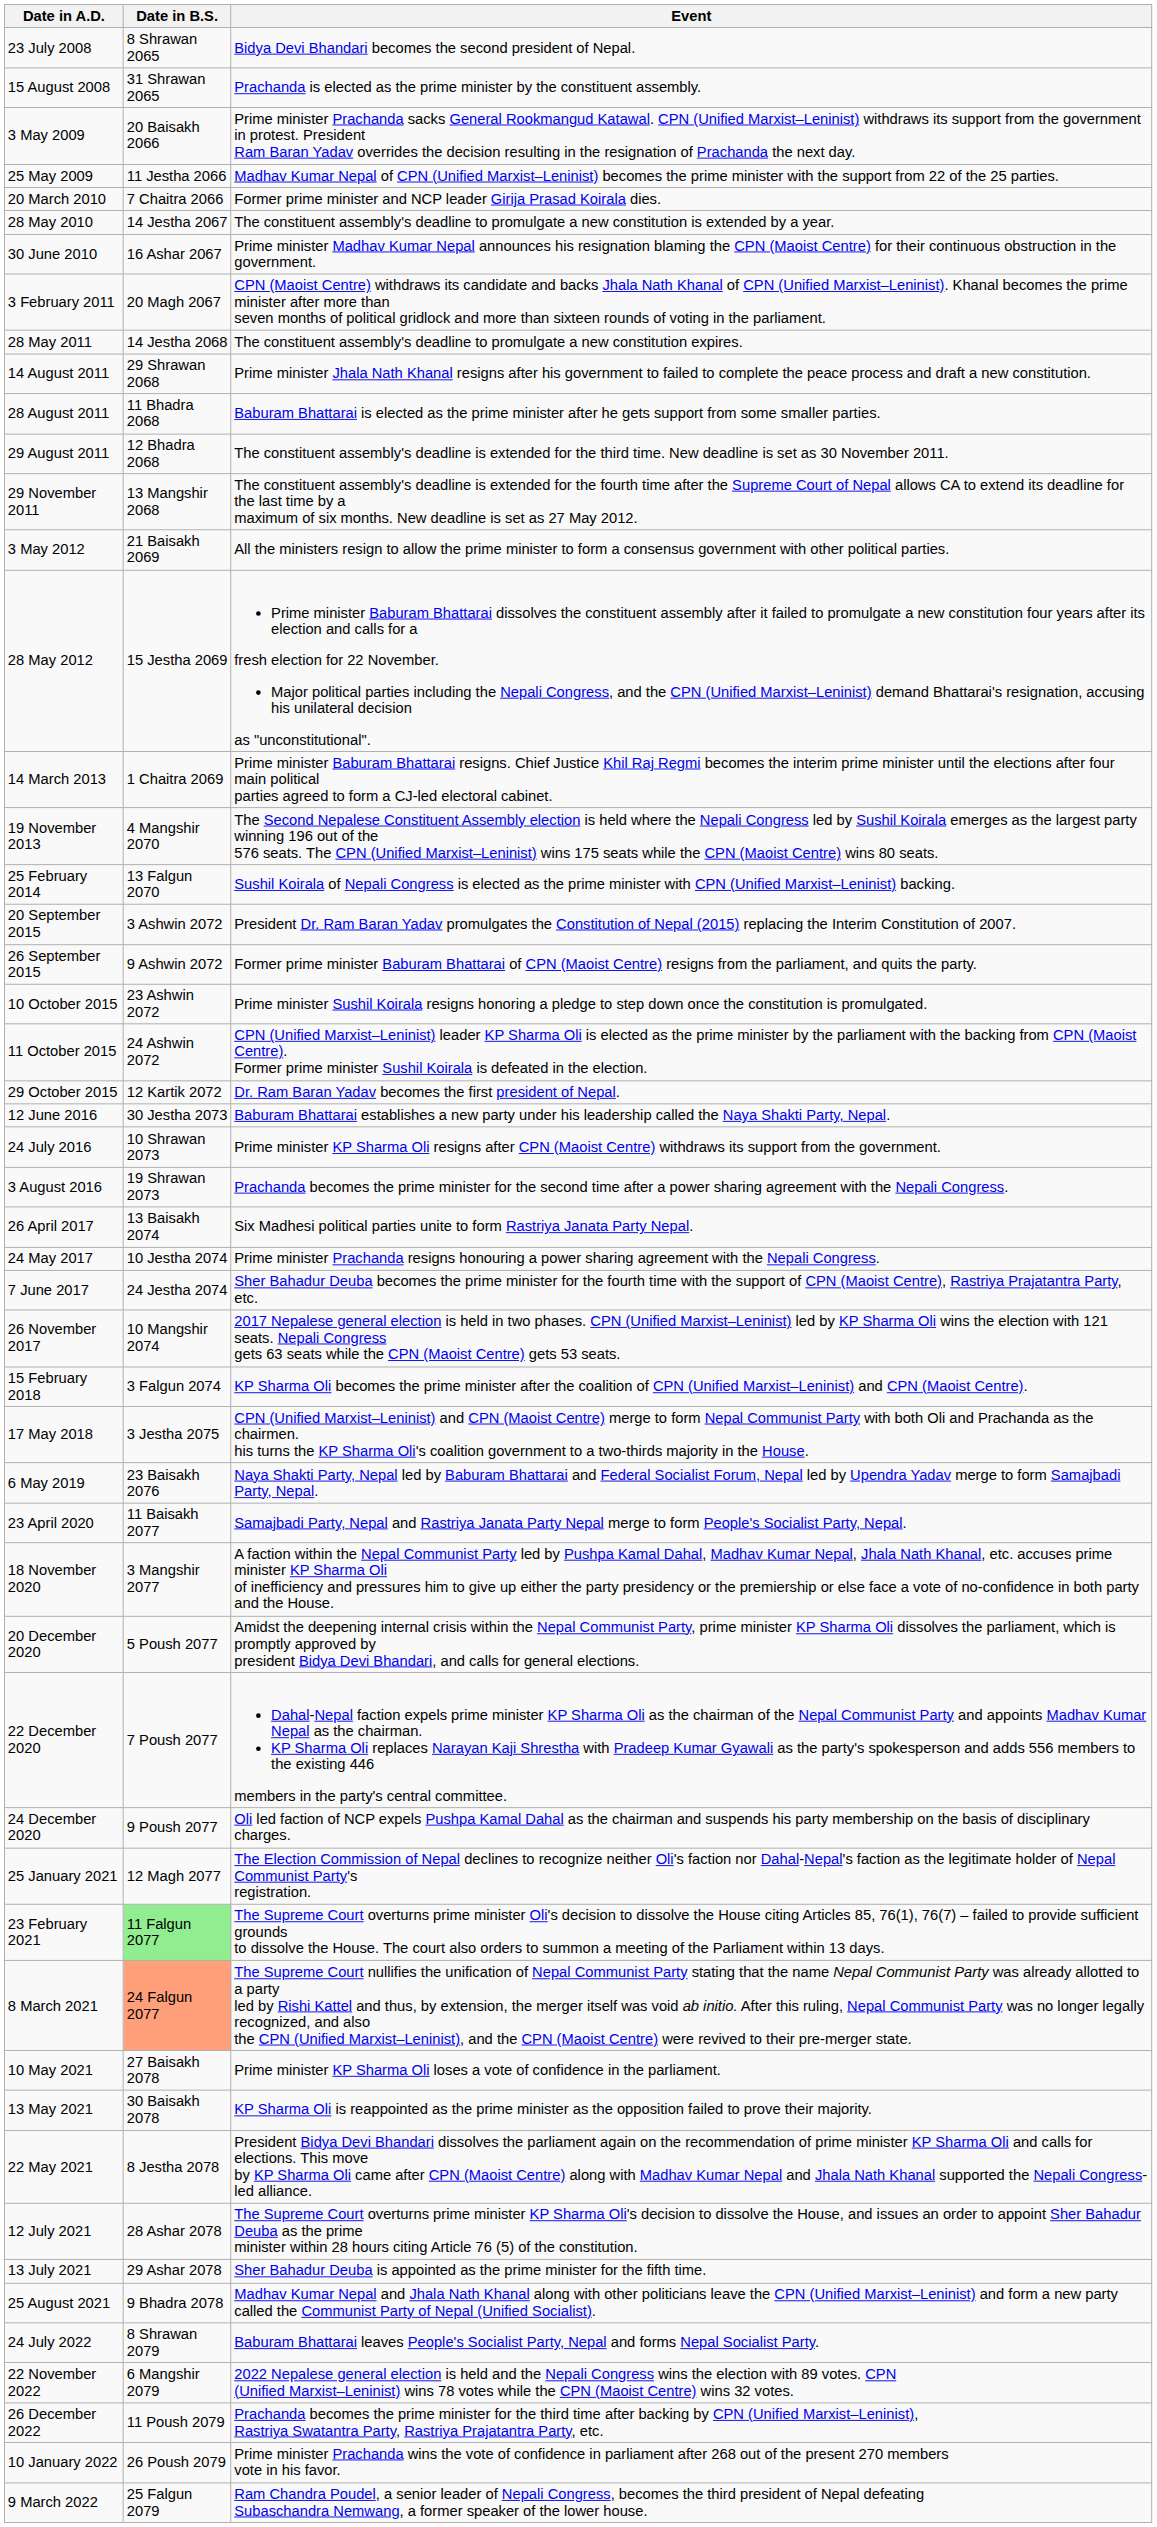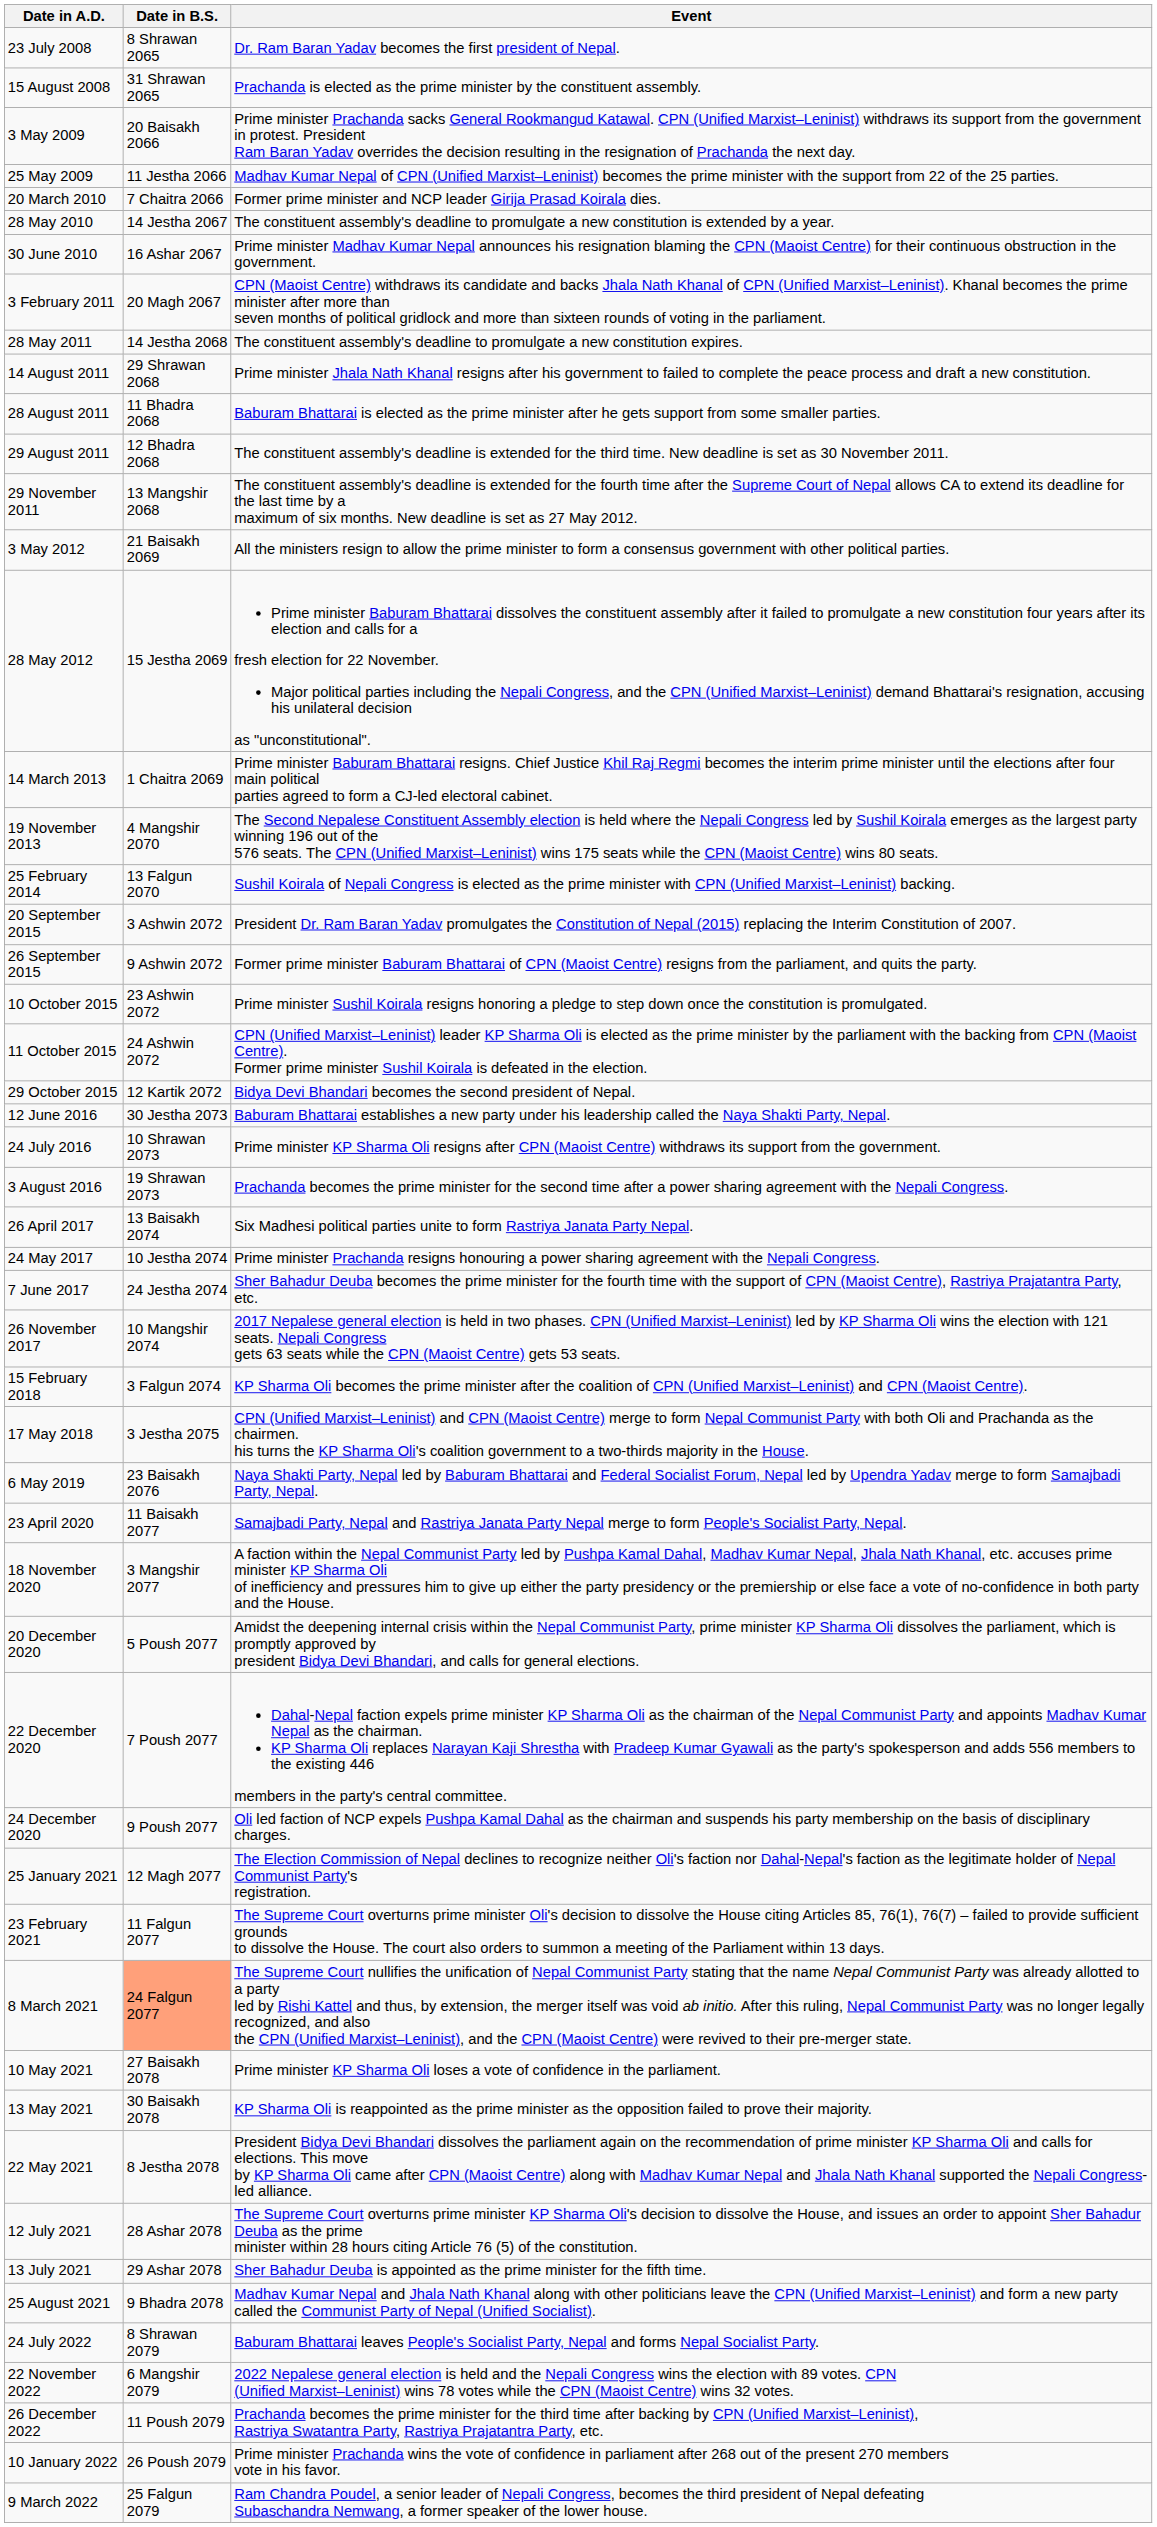(435, 47) Bidya Devi Bhandari becomes the second president of Nepal. -> (427, 47) Dr. Ram Baran Yadav becomes the first president of Nepal.
(427, 1092) Dr. Ram Baran Yadav becomes the first president of Nepal. -> (435, 1092) Bidya Devi Bhandari becomes the second president of Nepal.
(159, 1932) lightgreen background -> (159, 1932) no background
